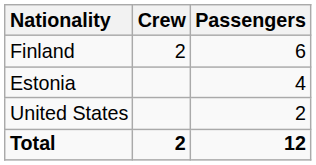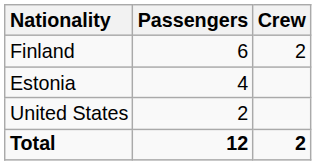columns swapped: (251, 20) <-> (162, 20)
